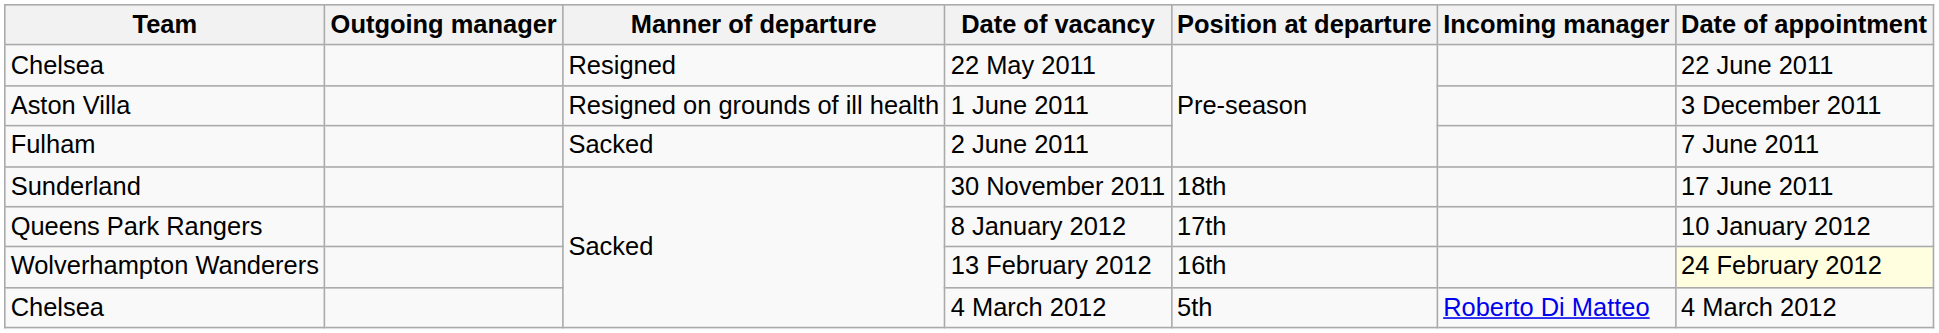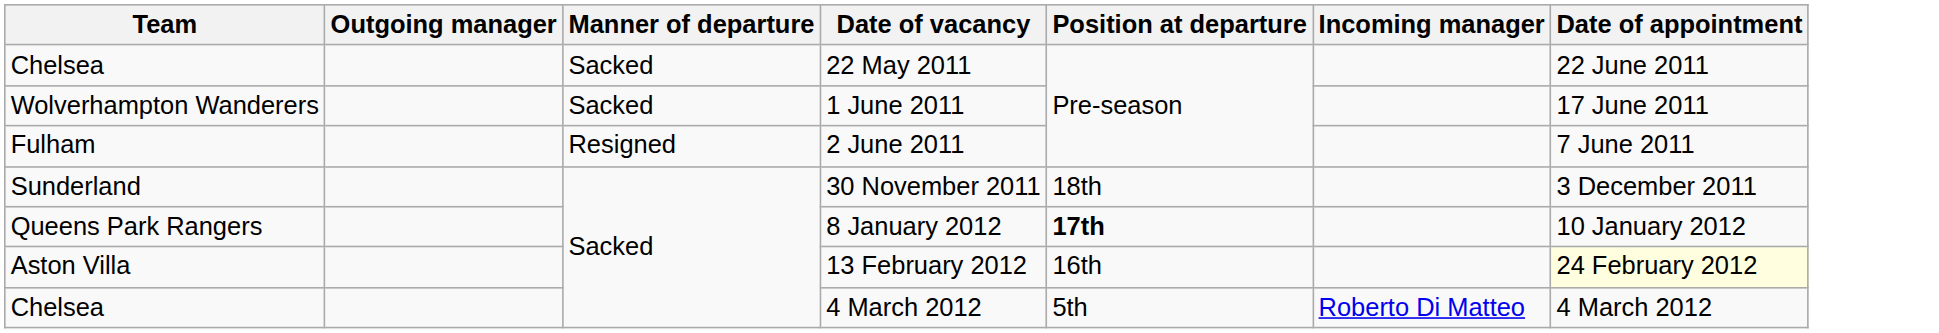(622, 65) Resigned -> (611, 65) Sacked
(71, 105) Aston Villa -> (165, 105) Wolverhampton Wanderers
(754, 105) Resigned on grounds of ill health -> (611, 105) Sacked
(1781, 105) 3 December 2011 -> (1633, 105) 17 June 2011
(611, 145) Sacked -> (622, 145) Resigned
(1757, 186) 17 June 2011 -> (1657, 186) 3 December 2011
(1202, 226) normal -> (1079, 226) bold
(165, 266) Wolverhampton Wanderers -> (71, 266) Aston Villa
